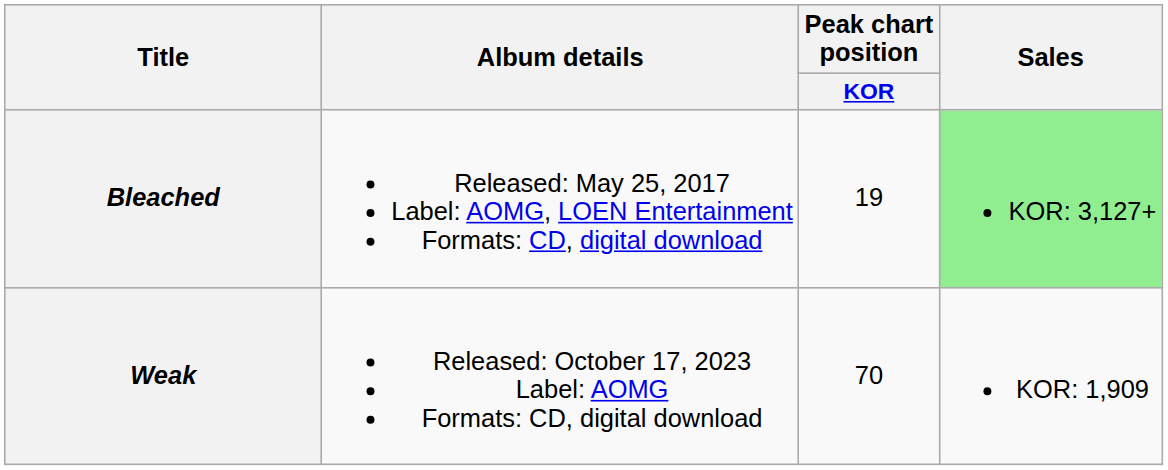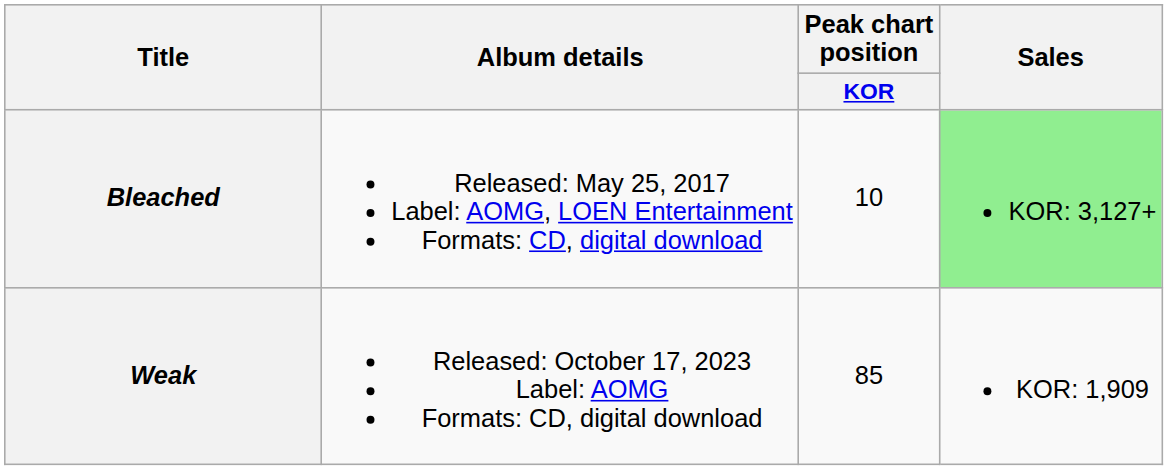(869, 198) 19 -> (869, 198) 10
(869, 375) 70 -> (869, 375) 85
